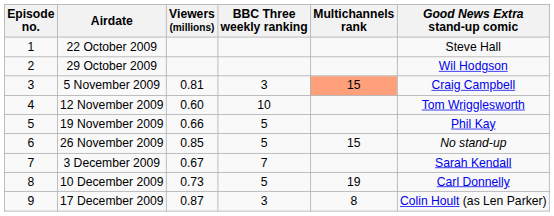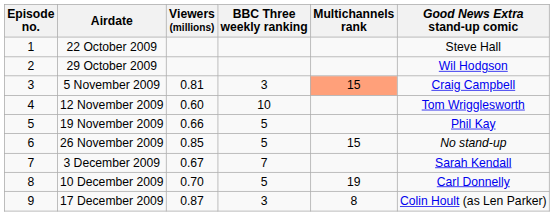(192, 182) 0.73 -> (192, 182) 0.70
